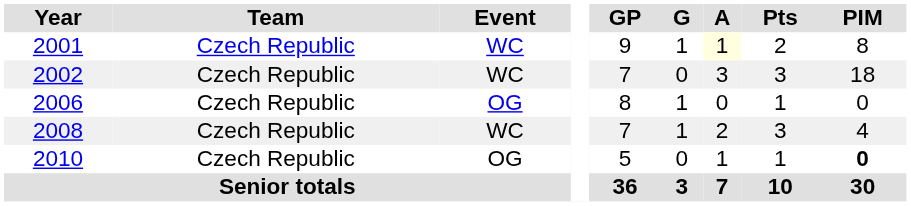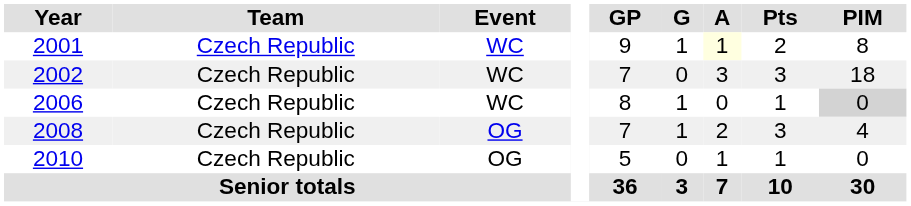(505, 102) OG -> (505, 102) WC
(863, 102) no background -> (863, 102) lightgrey background
(505, 130) WC -> (505, 130) OG
(863, 158) bold -> (863, 158) normal
